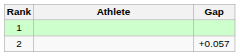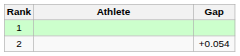(214, 43) +0.057 -> (214, 43) +0.054
